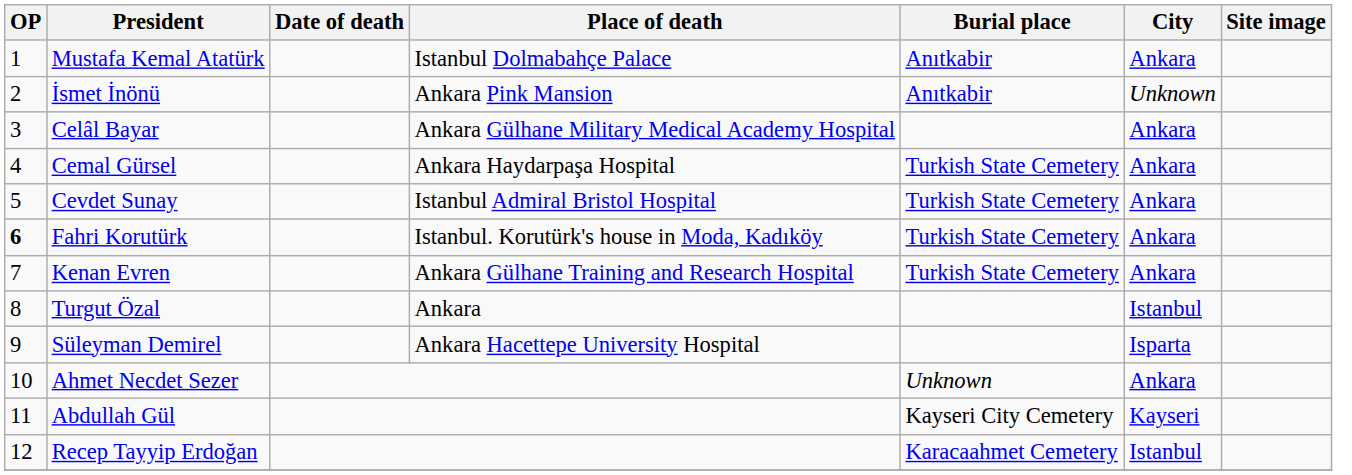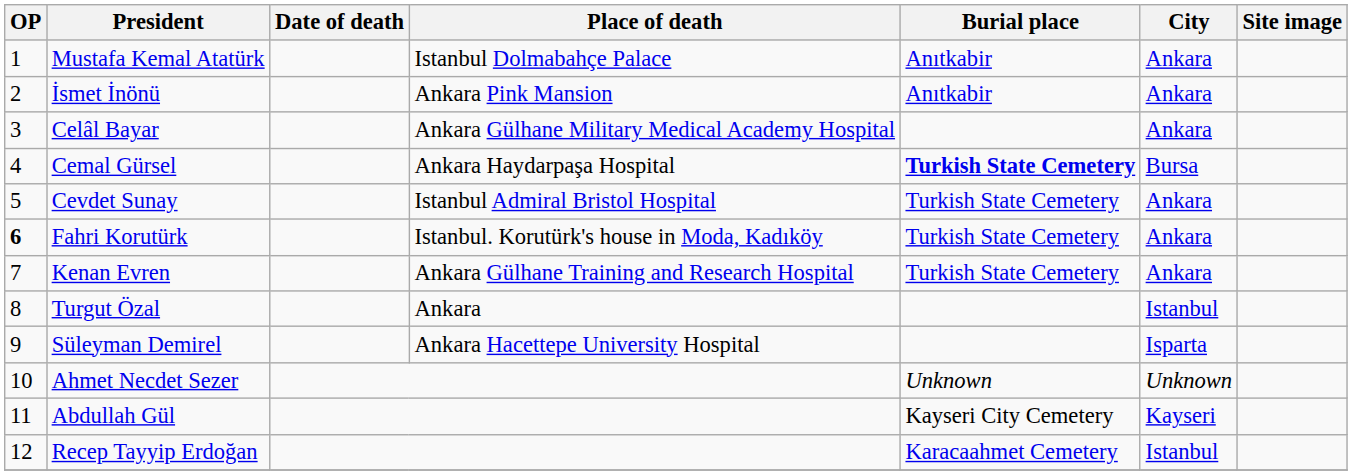(1173, 93) Unknown -> (1179, 93) Ankara
(1012, 165) normal -> (1020, 165) bold
(1163, 165) Ankara -> (1172, 165) Bursa
(1163, 380) Ankara -> (1189, 380) Unknown
